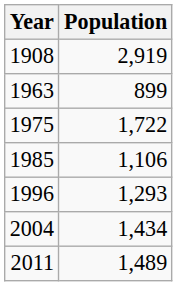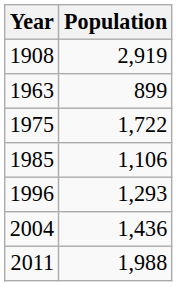(142, 228) 1,434 -> (142, 228) 1,436
(142, 263) 1,489 -> (142, 263) 1,988
